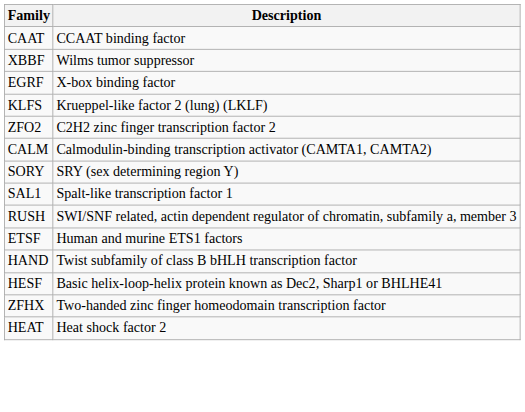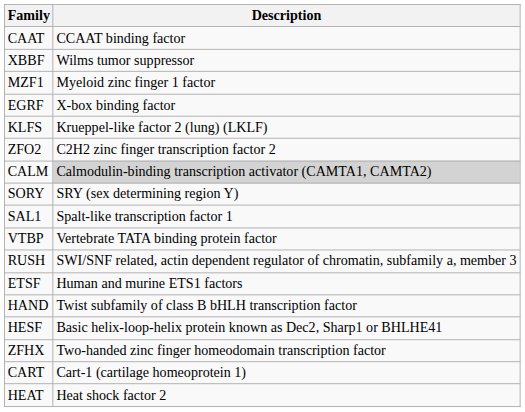+ row: (26, 82)
(244, 149) no background -> (244, 171) lightgrey background
+ row: (26, 238)
+ row: (26, 372)
